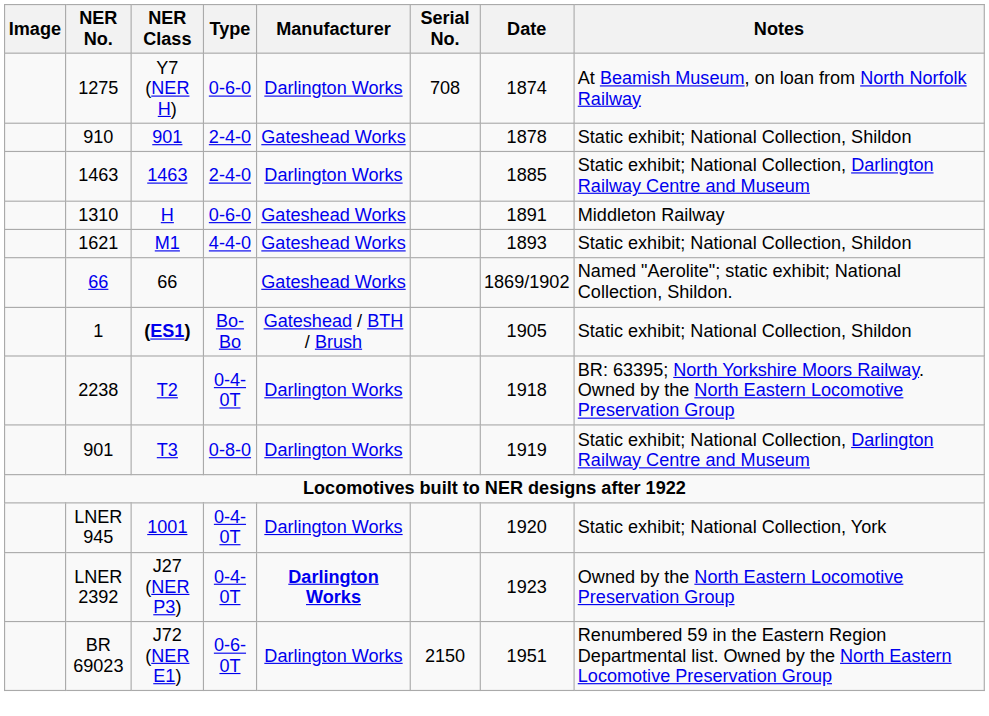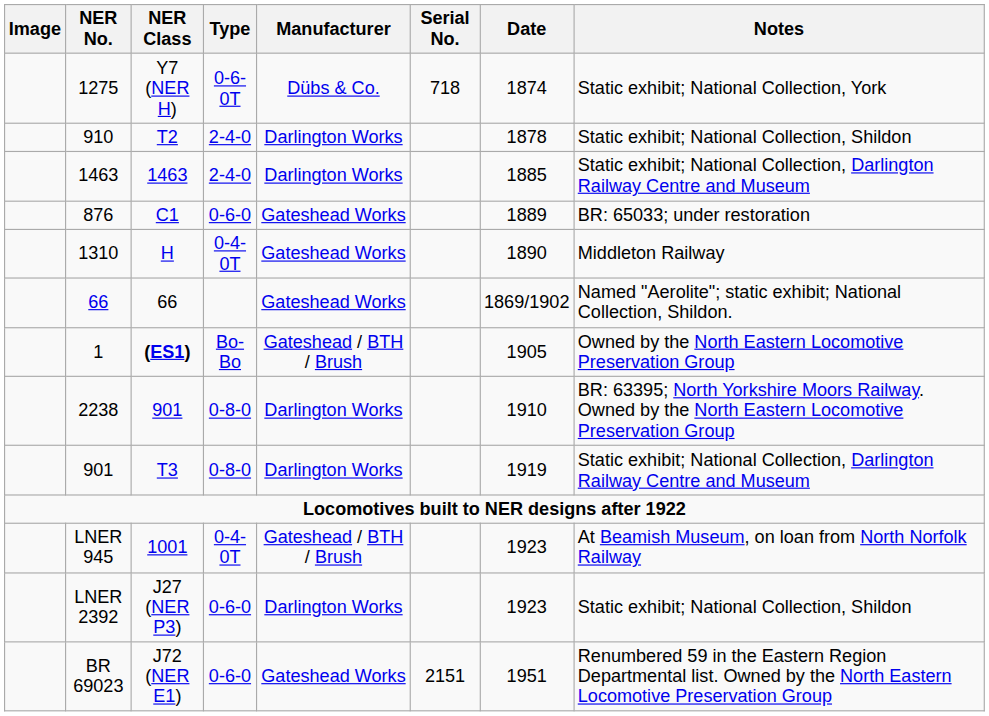(230, 88) 0-6-0 -> (230, 88) 0-6-0T
(333, 88) Darlington Works -> (333, 88) Dübs & Co.
(445, 88) 708 -> (445, 88) 718
(772, 88) At Beamish Museum, on loan from North Norfolk Railway -> (732, 88) Static exhibit; National Collection, York
(167, 137) 901 -> (167, 137) T2
(333, 137) Gateshead Works -> (333, 137) Darlington Works
+ row: (98, 214)
(230, 214) 0-6-0 -> (230, 253) 0-4-0T
(527, 214) 1891 -> (527, 253) 1890
- row: (98, 243)
(745, 331) Static exhibit; National Collection, Shildon -> (741, 351) Owned by the North Eastern Locomotive Preservation Group
(167, 390) T2 -> (167, 410) 901
(230, 390) 0-4-0T -> (230, 410) 0-8-0
(527, 390) 1918 -> (527, 410) 1910
(333, 527) Darlington Works -> (333, 547) Gateshead / BTH / Brush
(527, 527) 1920 -> (527, 547) 1923
(732, 527) Static exhibit; National Collection, York -> (772, 547) At Beamish Museum, on loan from North Norfolk Railway
(230, 586) 0-4-0T -> (230, 607) 0-6-0
(333, 586) bold -> (333, 607) normal
(741, 586) Owned by the North Eastern Locomotive Preservation Group -> (745, 607) Static exhibit; National Collection, Shildon
(230, 656) 0-6-0T -> (230, 676) 0-6-0
(333, 656) Darlington Works -> (333, 676) Gateshead Works
(445, 656) 2150 -> (445, 676) 2151
